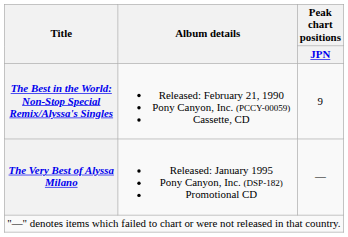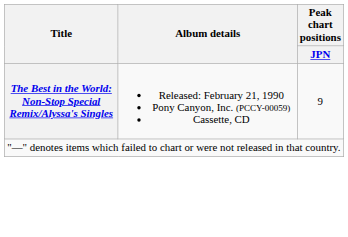- row: (61, 177)
